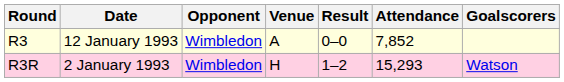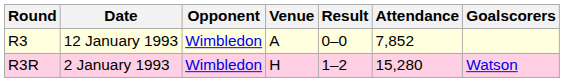(399, 65) 15,293 -> (399, 65) 15,280
